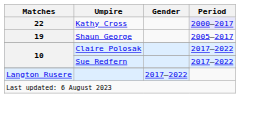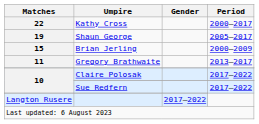(212, 23) lavender background -> (231, 23) no background
+ row: (39, 49)
+ row: (39, 62)
